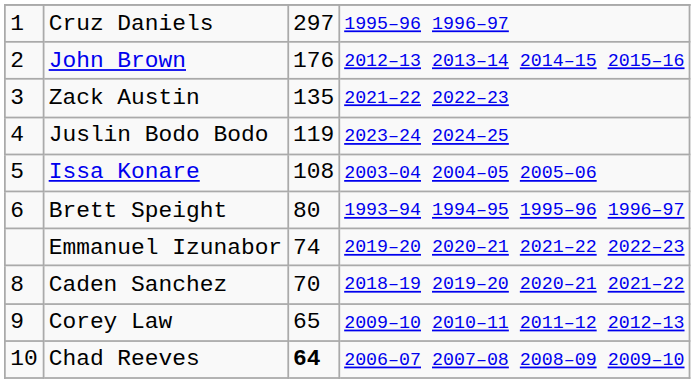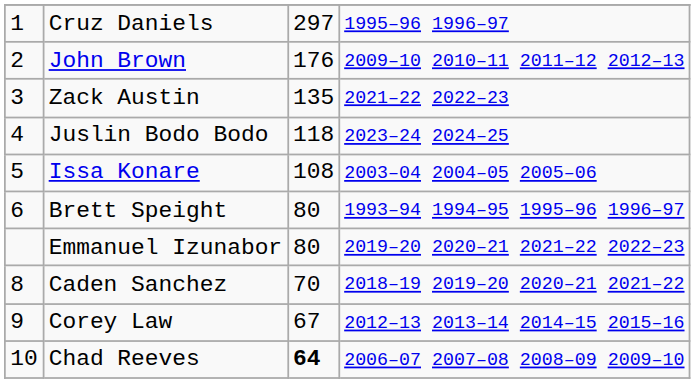(514, 61) 2012–13 2013–14 2014–15 2015–16 -> (514, 61) 2009–10 2010–11 2011–12 2012–13
(314, 135) 119 -> (314, 135) 118
(307, 247) 74 -> (307, 247) 80
(307, 322) 65 -> (307, 322) 67
(514, 322) 2009–10 2010–11 2011–12 2012–13 -> (514, 322) 2012–13 2013–14 2014–15 2015–16
